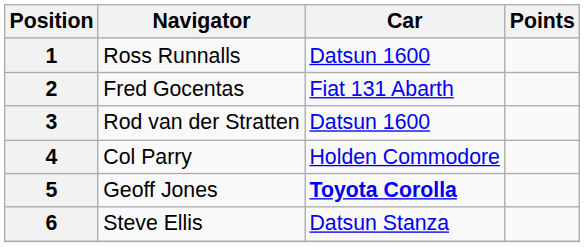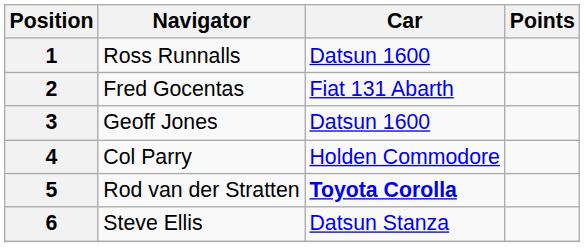(201, 122) Rod van der Stratten -> (160, 122) Geoff Jones
(160, 190) Geoff Jones -> (201, 190) Rod van der Stratten
